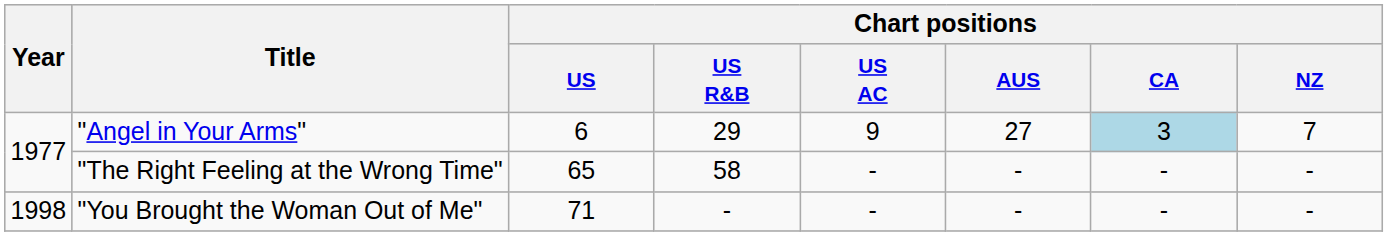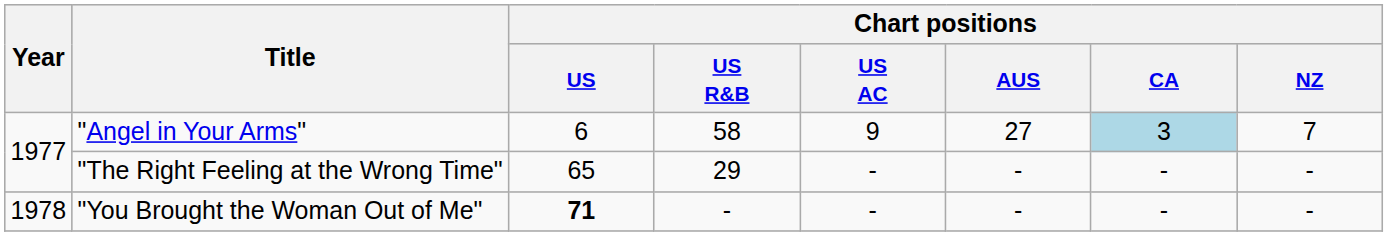(727, 131) 29 -> (727, 131) 58
(727, 171) 58 -> (727, 171) 29
(38, 210) 1998 -> (38, 210) 1978
(581, 210) normal -> (581, 210) bold
